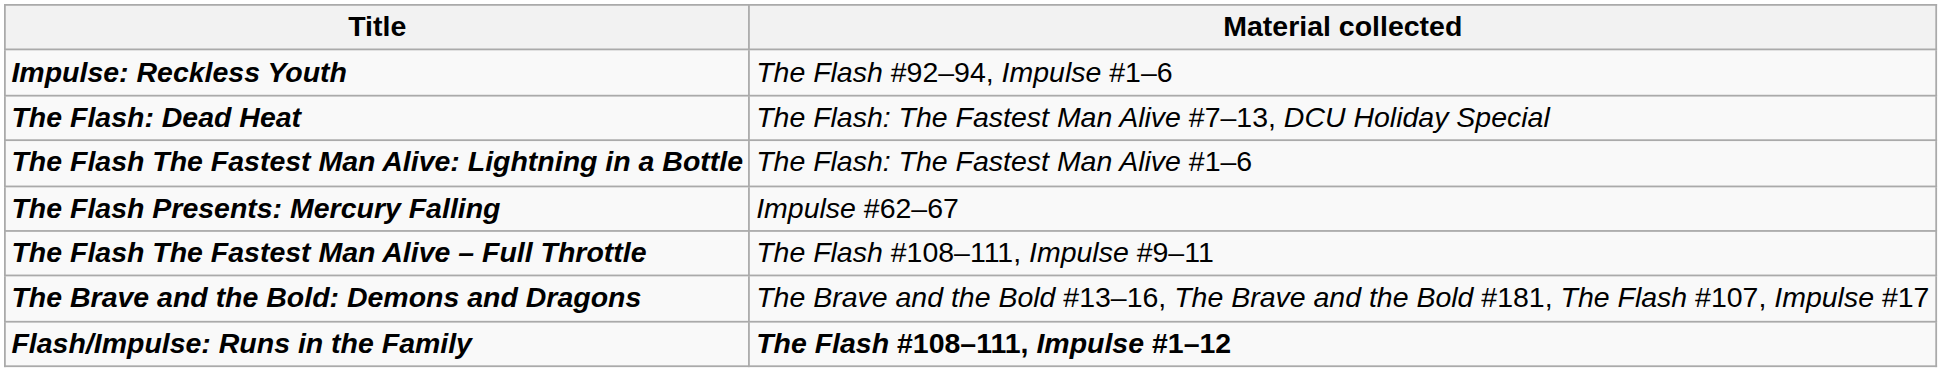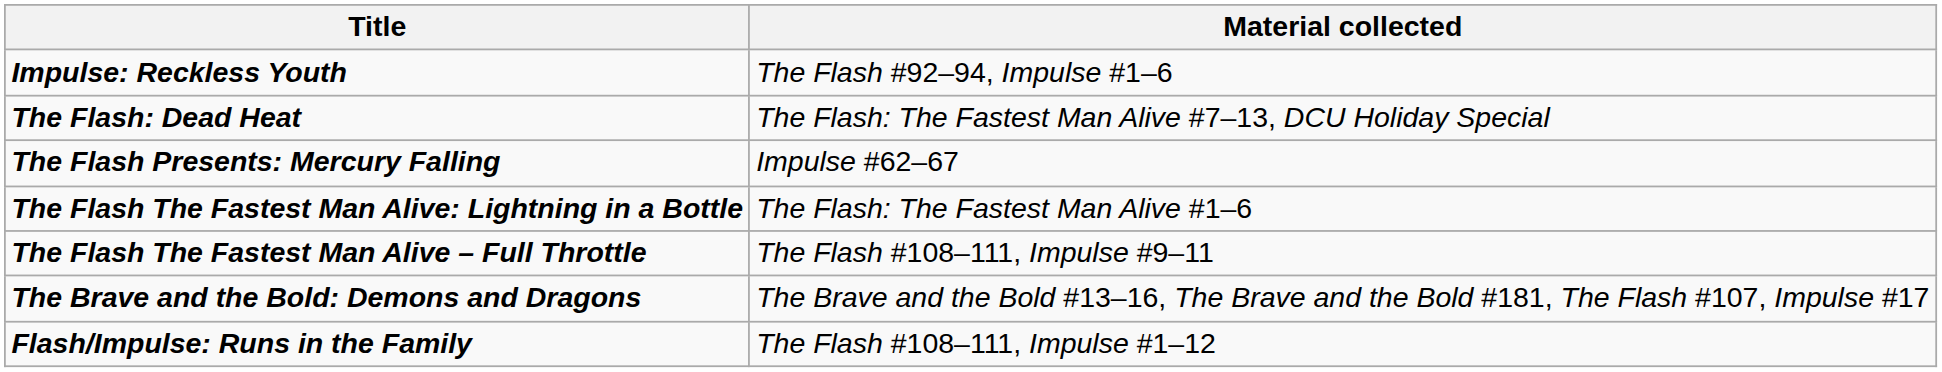rows swapped: (256, 207) <-> (377, 162)
(994, 343) bold -> (986, 343) normal
